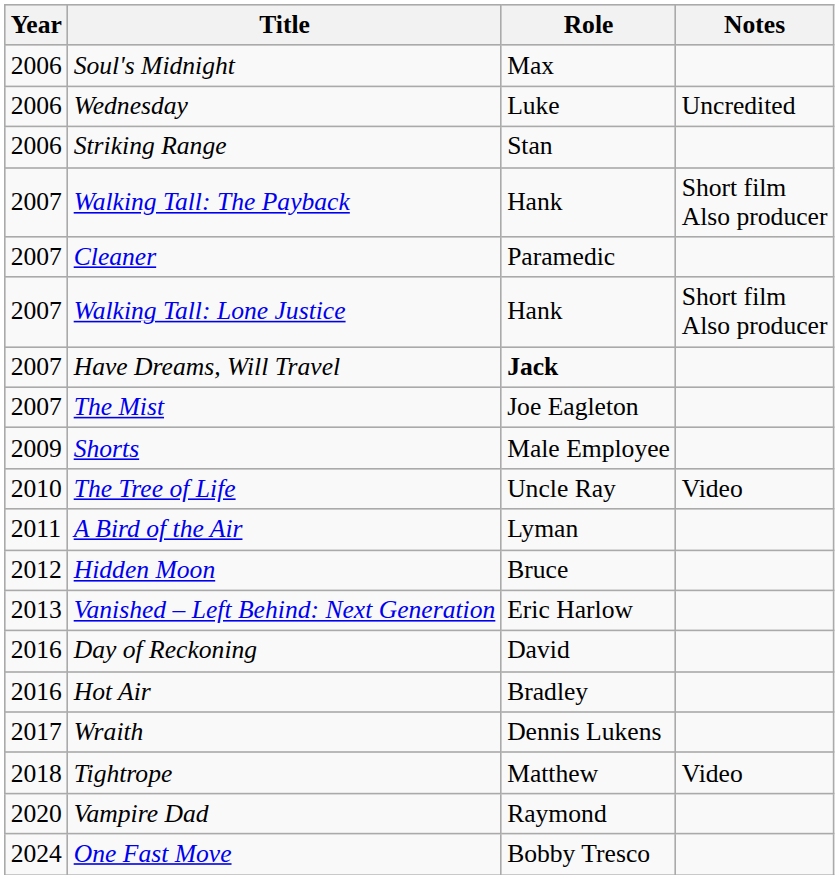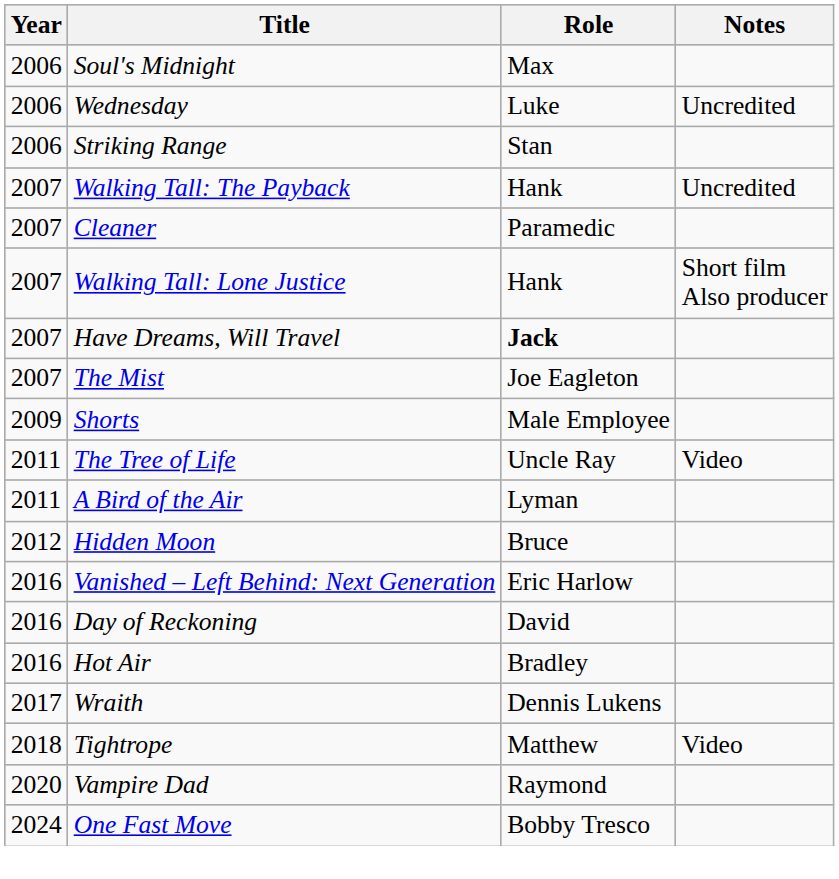(755, 201) Short film Also producer -> (739, 187) Uncredited
(36, 488) 2010 -> (36, 459) 2011
(36, 610) 2013 -> (36, 581) 2016
